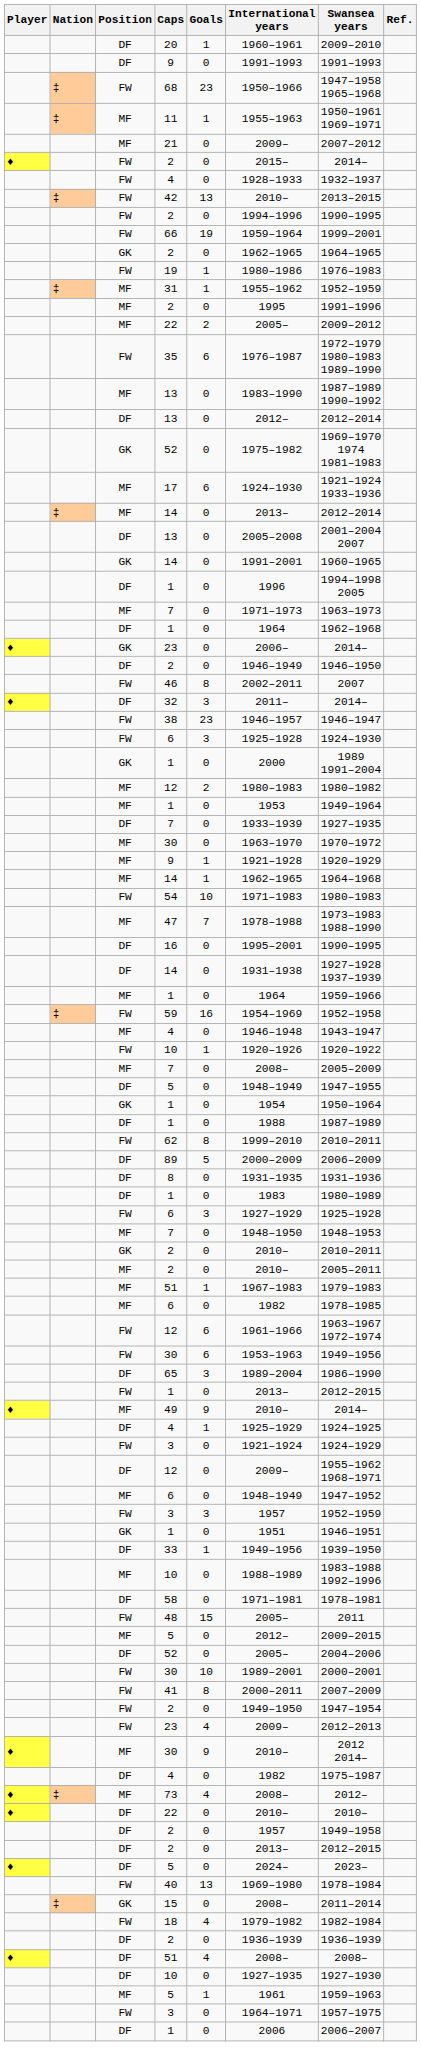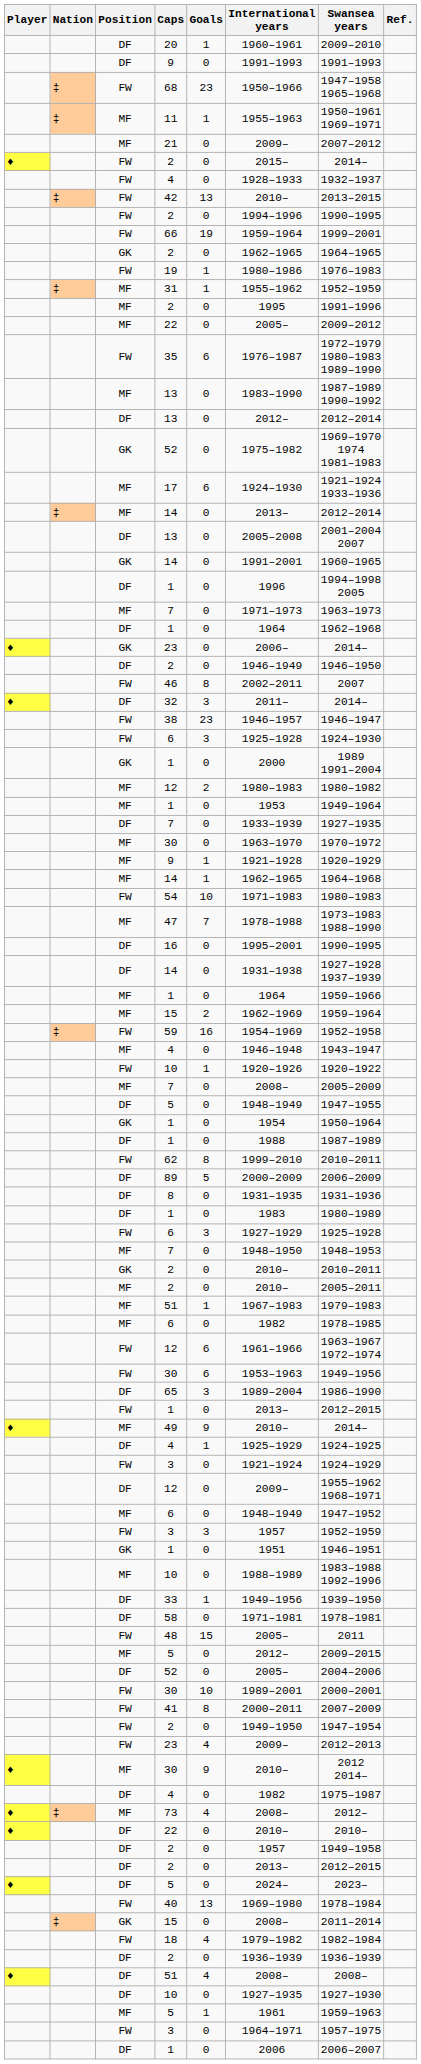(206, 326) 2 -> (206, 326) 0
+ row: (125, 1014)
rows swapped: (125, 1575) <-> (125, 1550)
